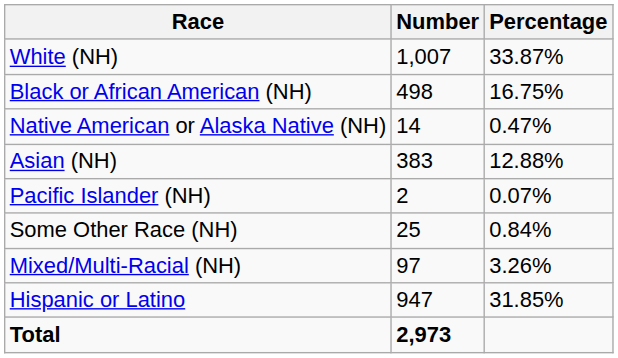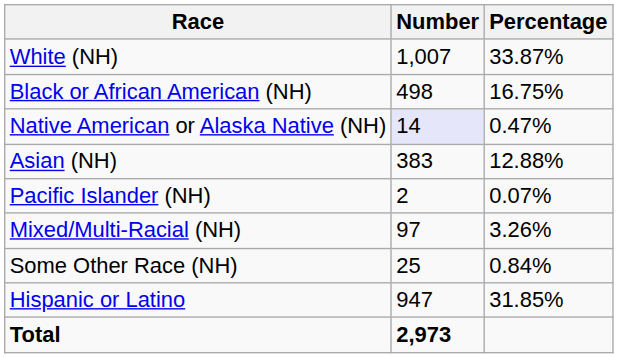(408, 126) no background -> (408, 126) lavender background
rows swapped: (124, 230) <-> (125, 265)
